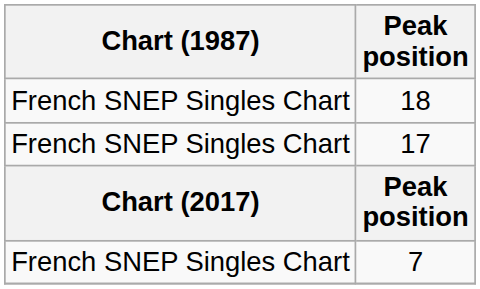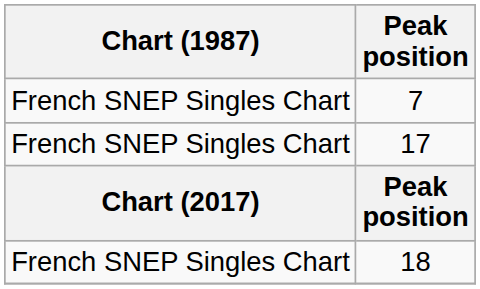rows swapped: (416, 261) <-> (416, 100)
